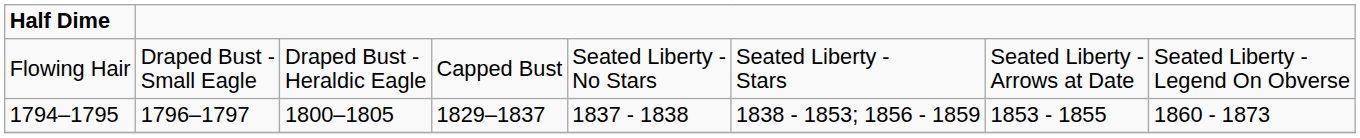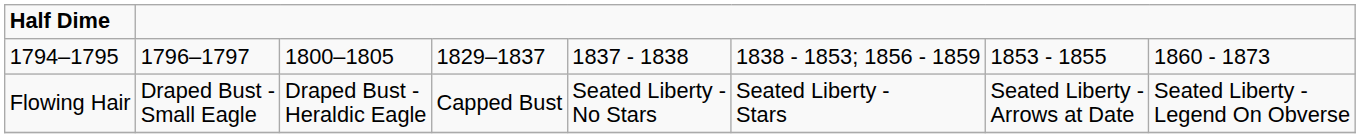rows swapped: (70, 68) <-> (64, 115)
